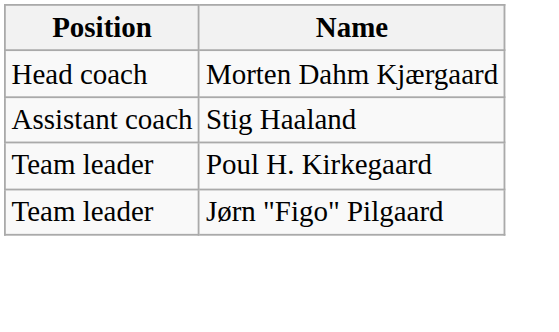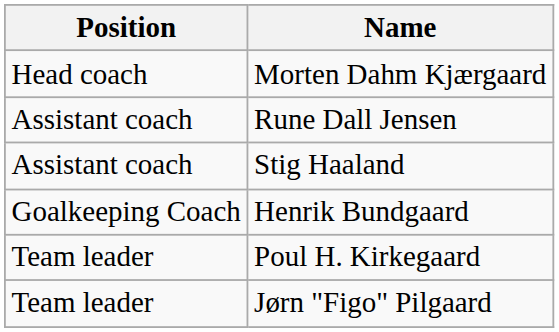+ row: (355, 119)
+ row: (361, 211)
